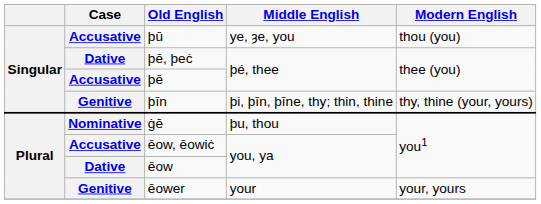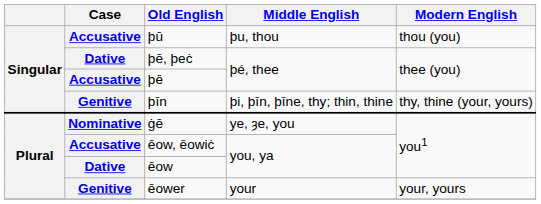(262, 36) ye, ȝe, you -> (254, 36) þu, thou
(254, 123) þu, thou -> (262, 123) ye, ȝe, you
